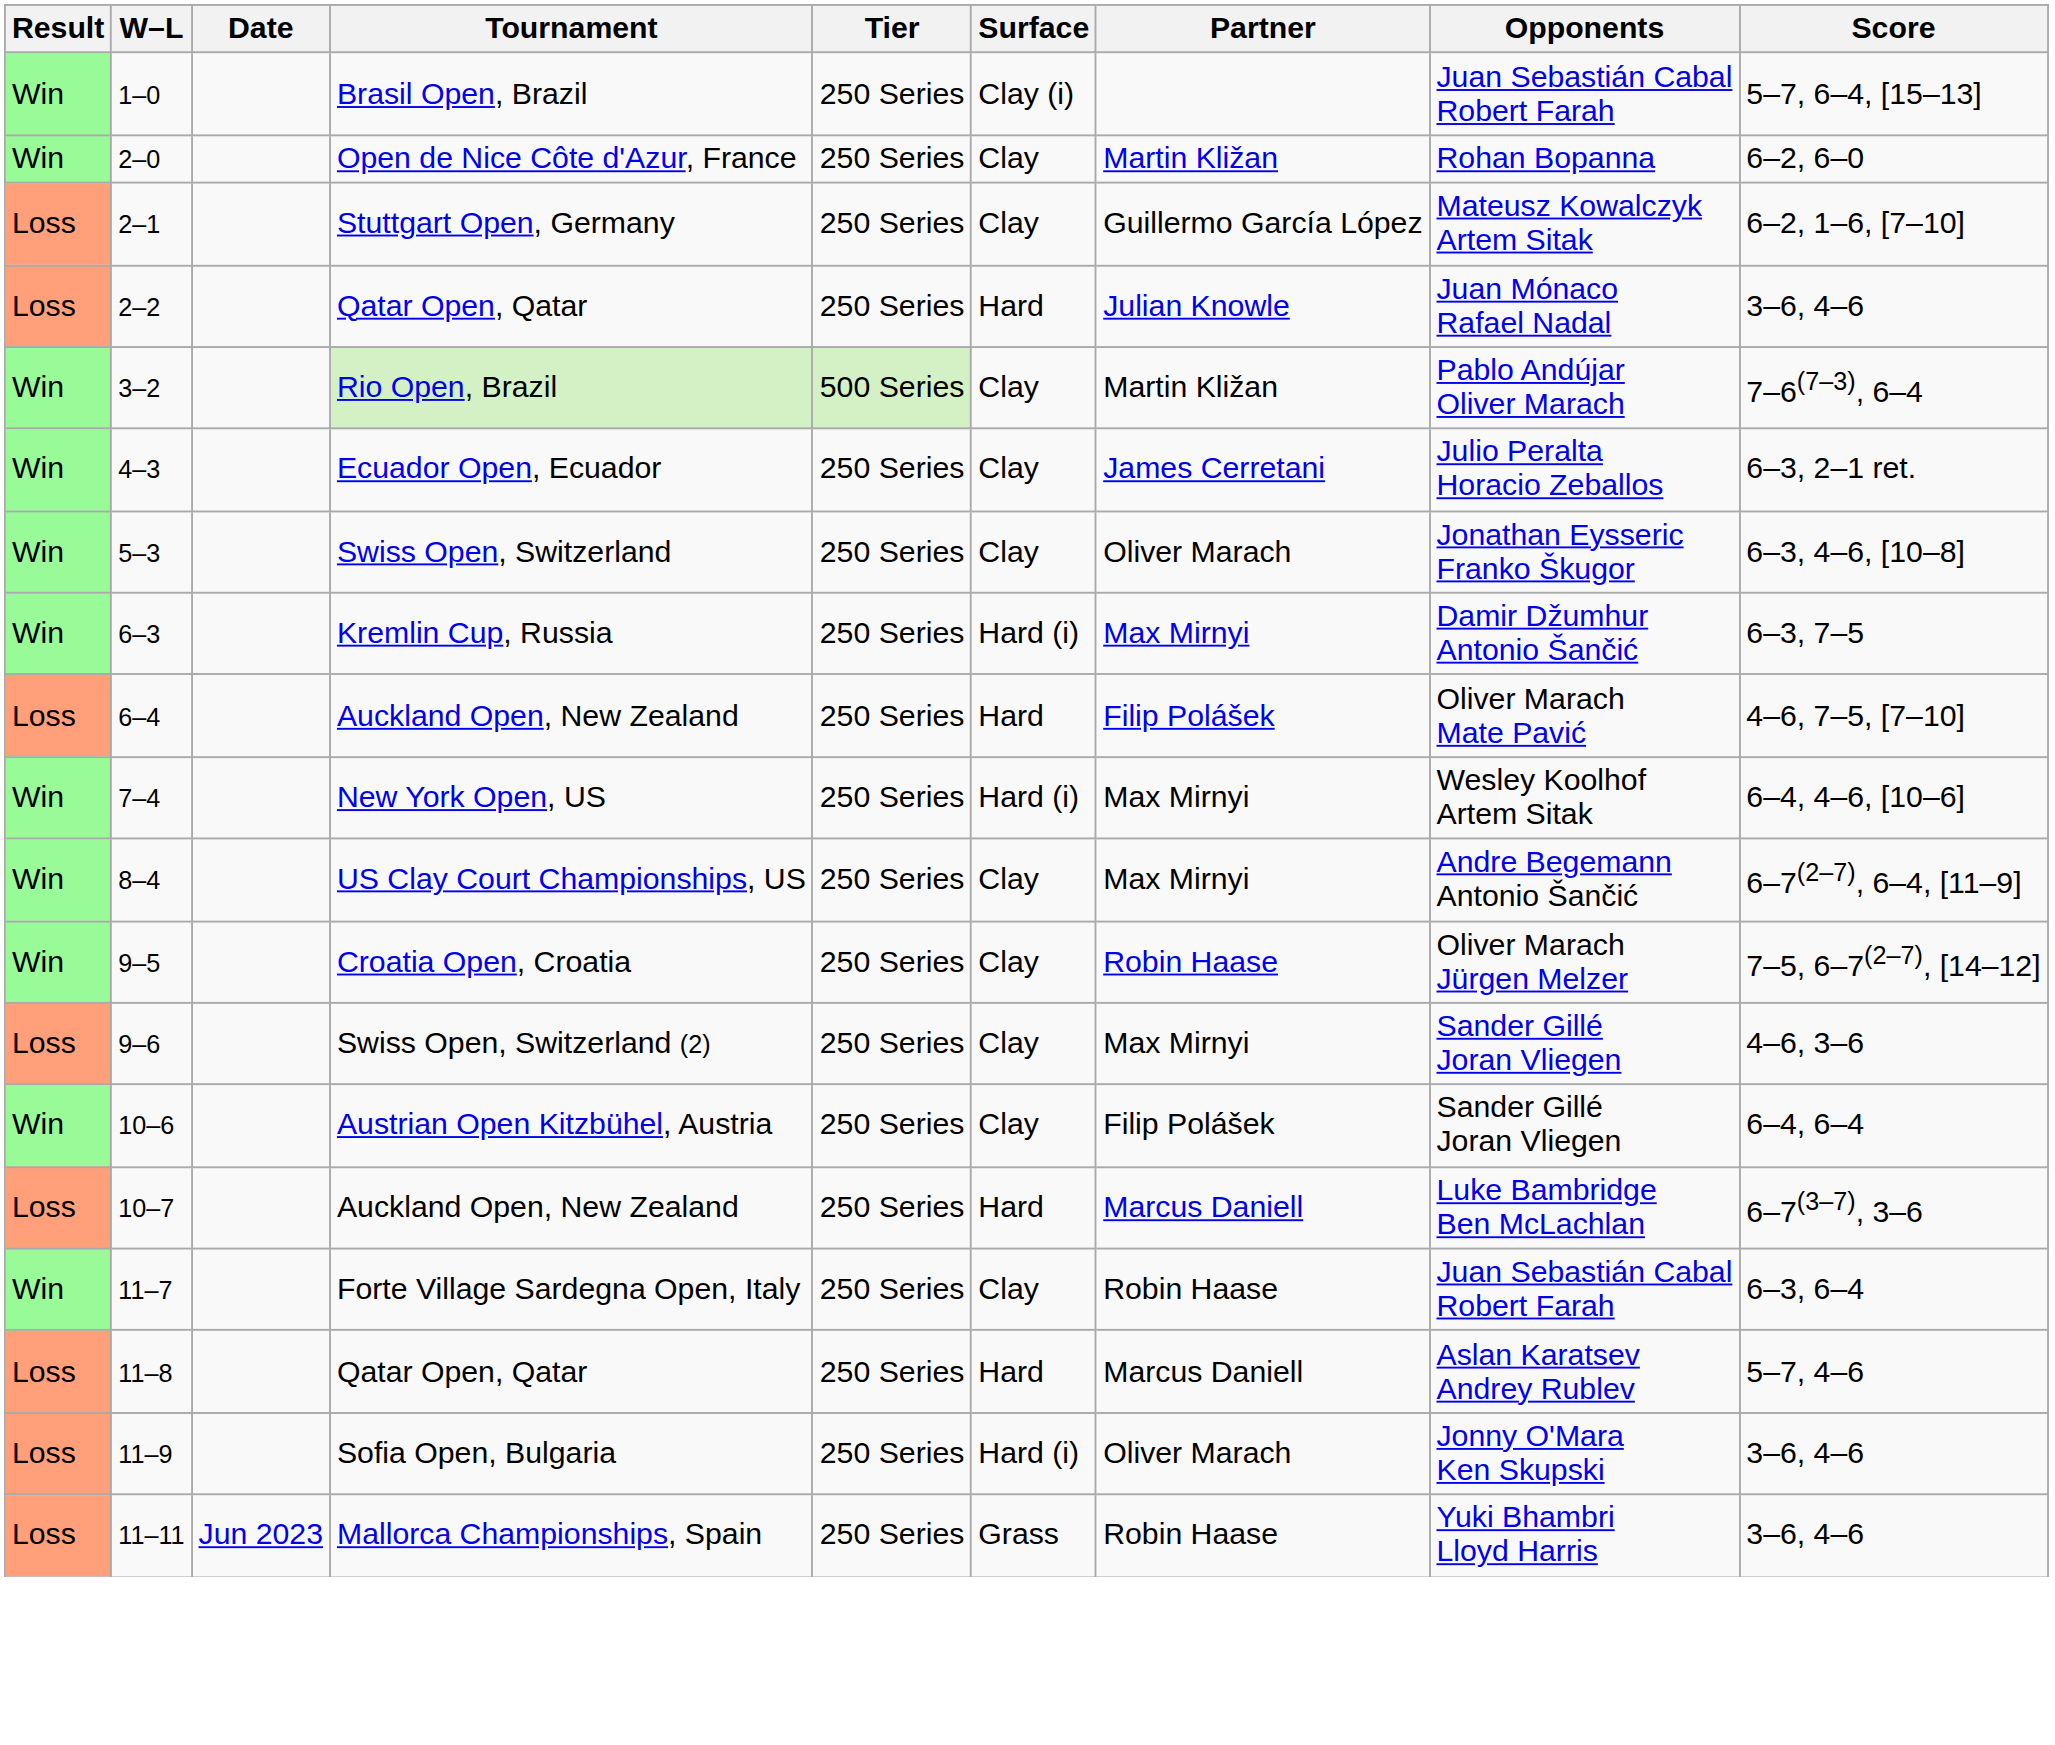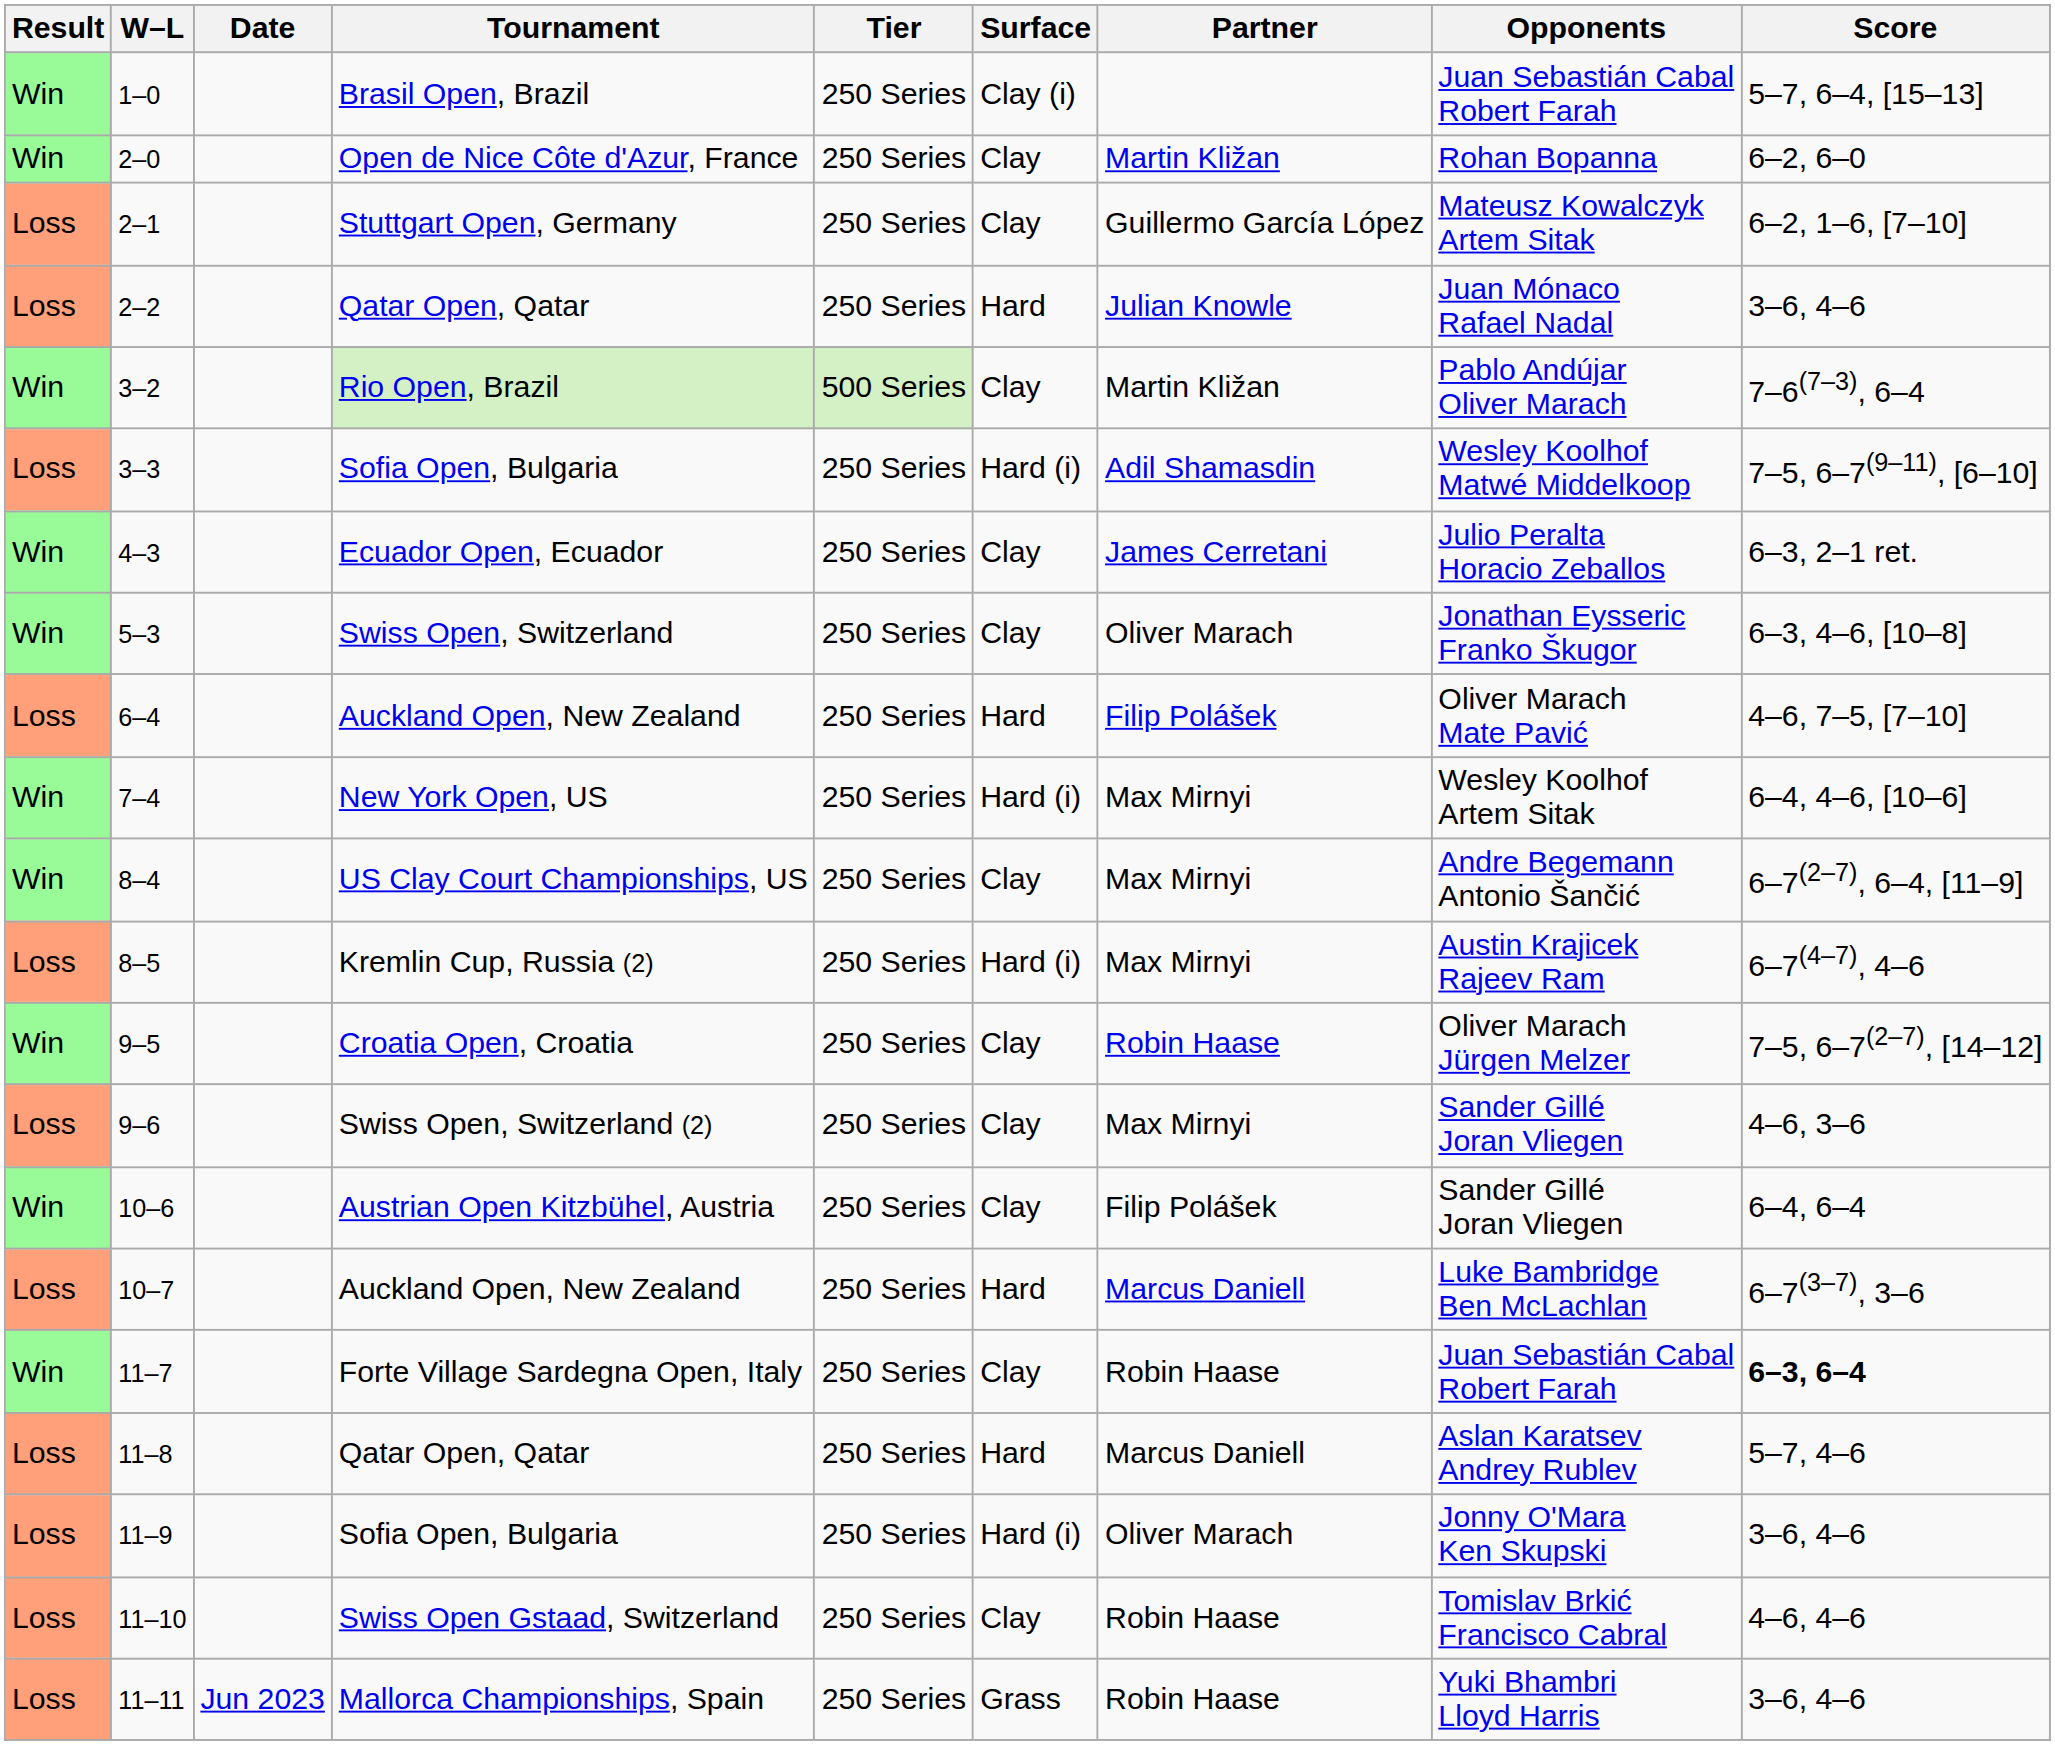+ row: (139, 471)
- row: (139, 635)
+ row: (139, 963)
(1805, 1289) normal -> (1807, 1371) bold
+ row: (152, 1618)
